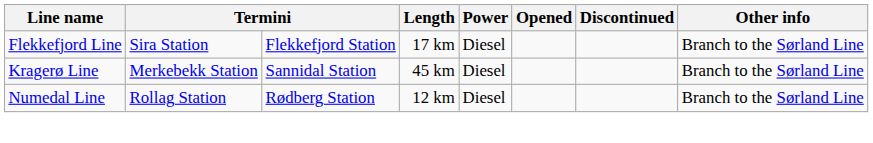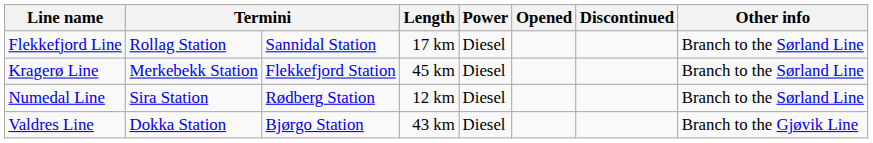(169, 44) Sira Station -> (178, 44) Rollag Station
(331, 44) Flekkefjord Station -> (321, 44) Sannidal Station
(321, 71) Sannidal Station -> (331, 71) Flekkefjord Station
(178, 97) Rollag Station -> (169, 97) Sira Station
+ row: (51, 124)
